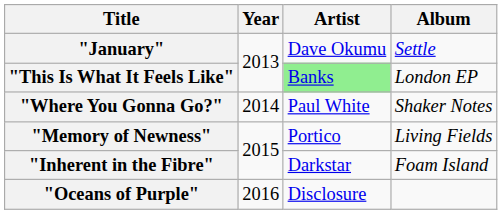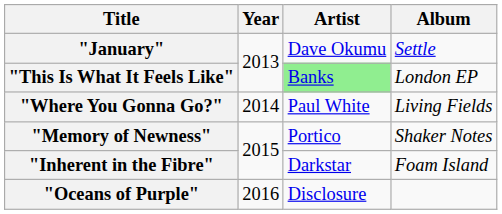(444, 106) Shaker Notes -> (444, 106) Living Fields
(444, 135) Living Fields -> (444, 135) Shaker Notes
